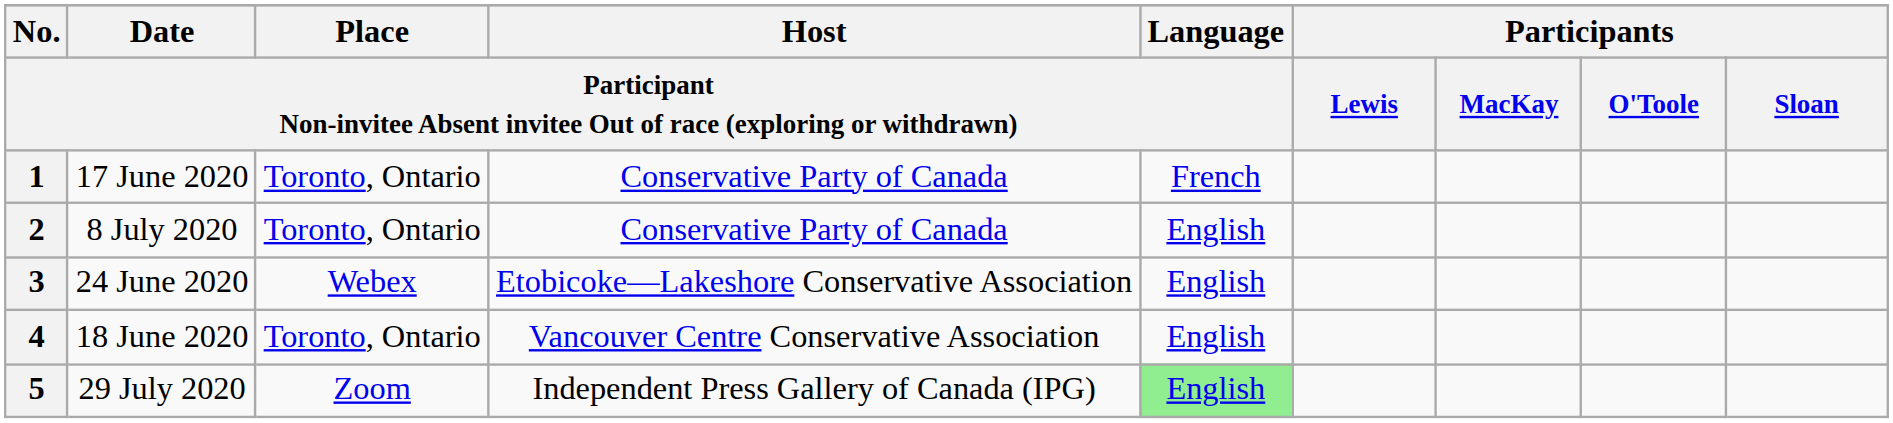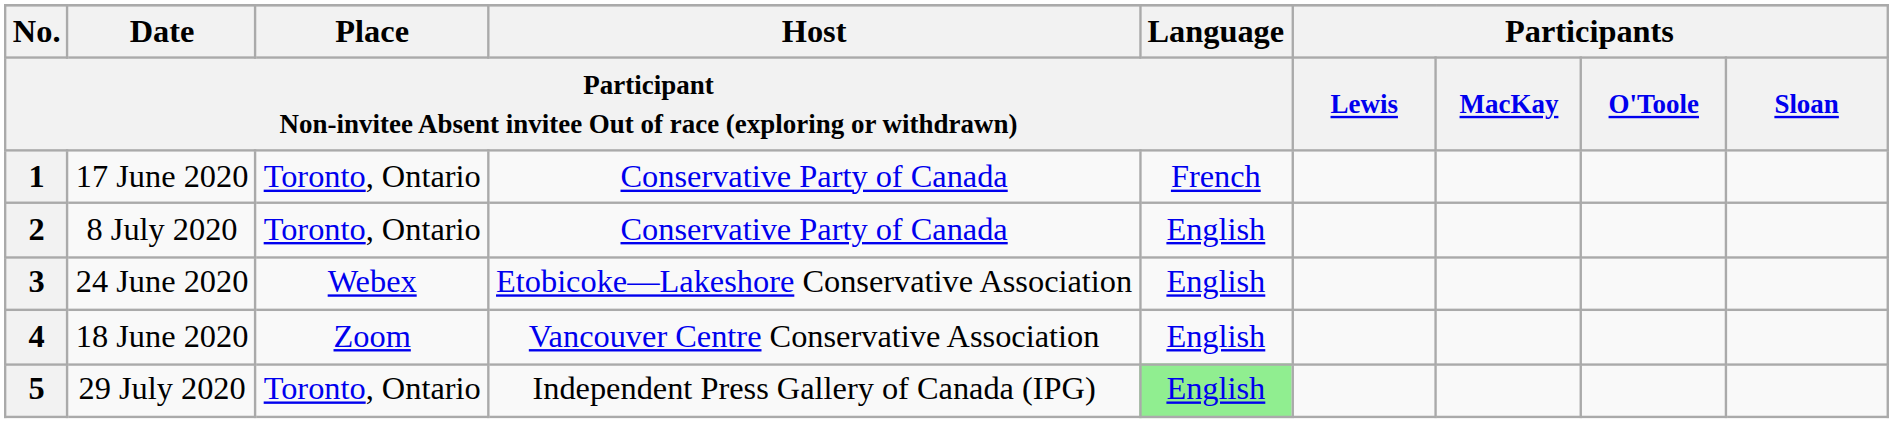(372, 335) Toronto, Ontario -> (372, 335) Zoom
(372, 389) Zoom -> (372, 389) Toronto, Ontario
